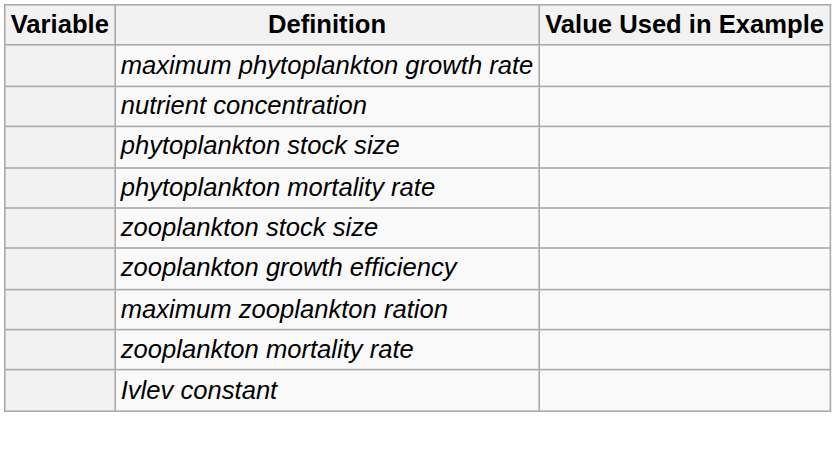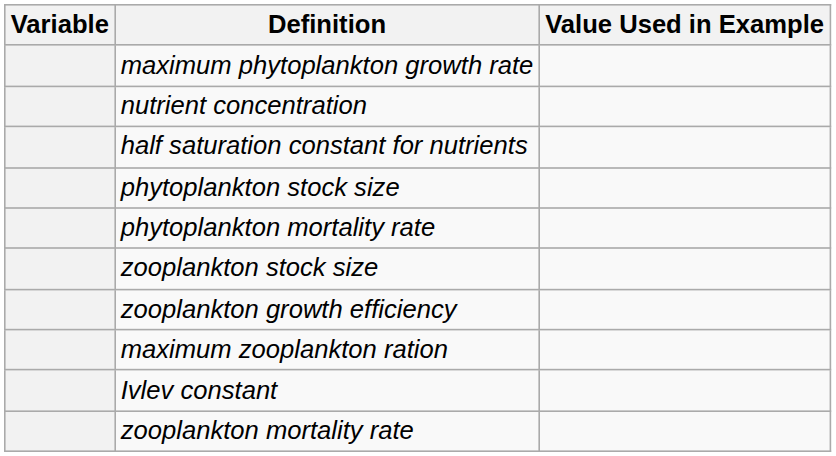+ row: (324, 146)
rows swapped: (199, 390) <-> (267, 349)
